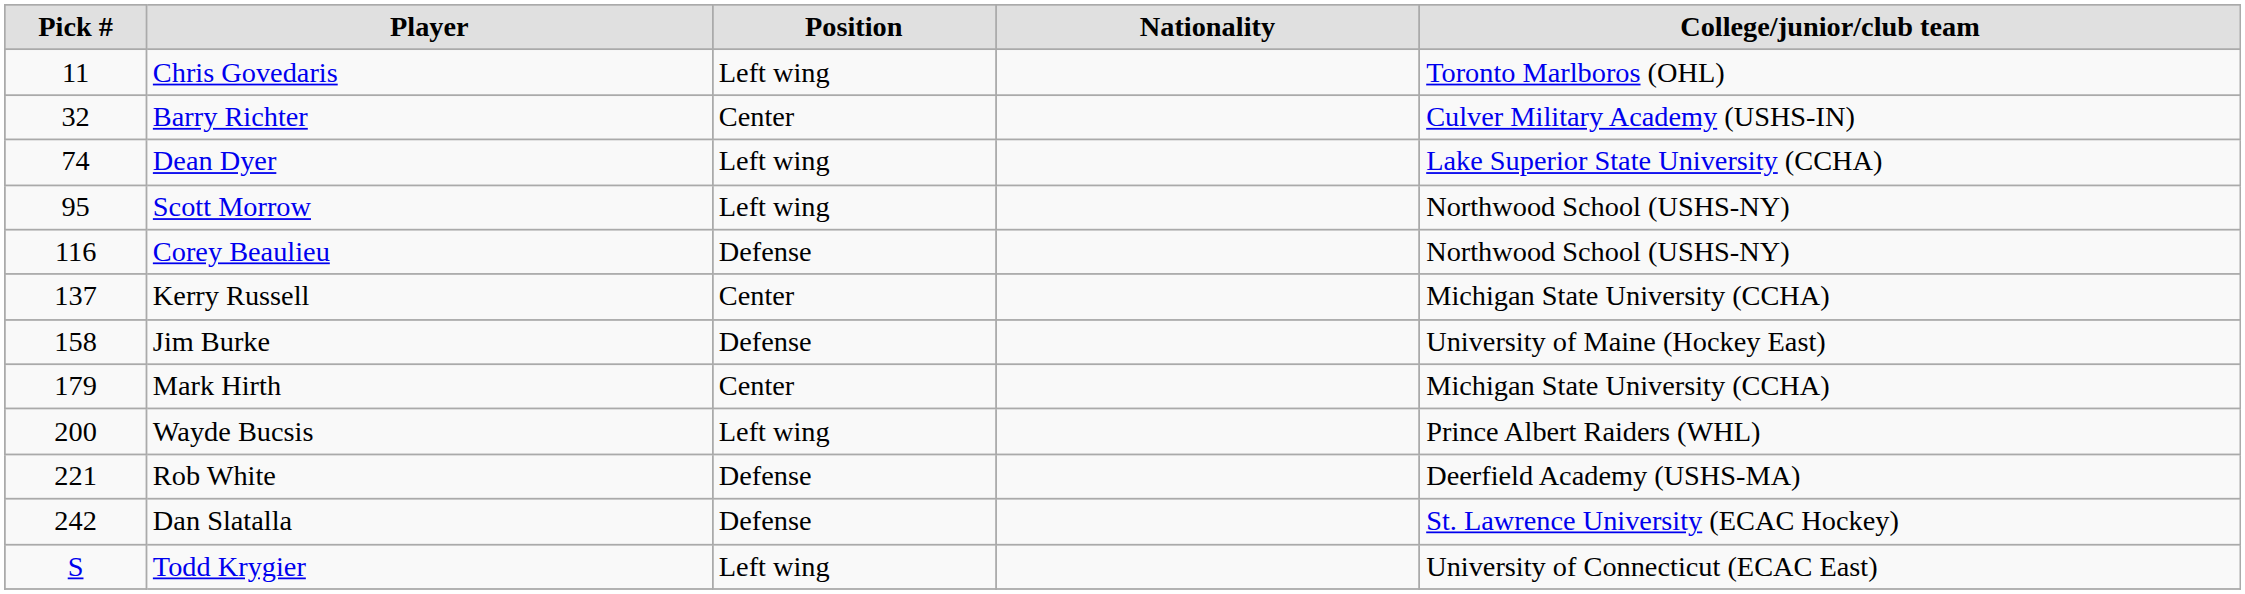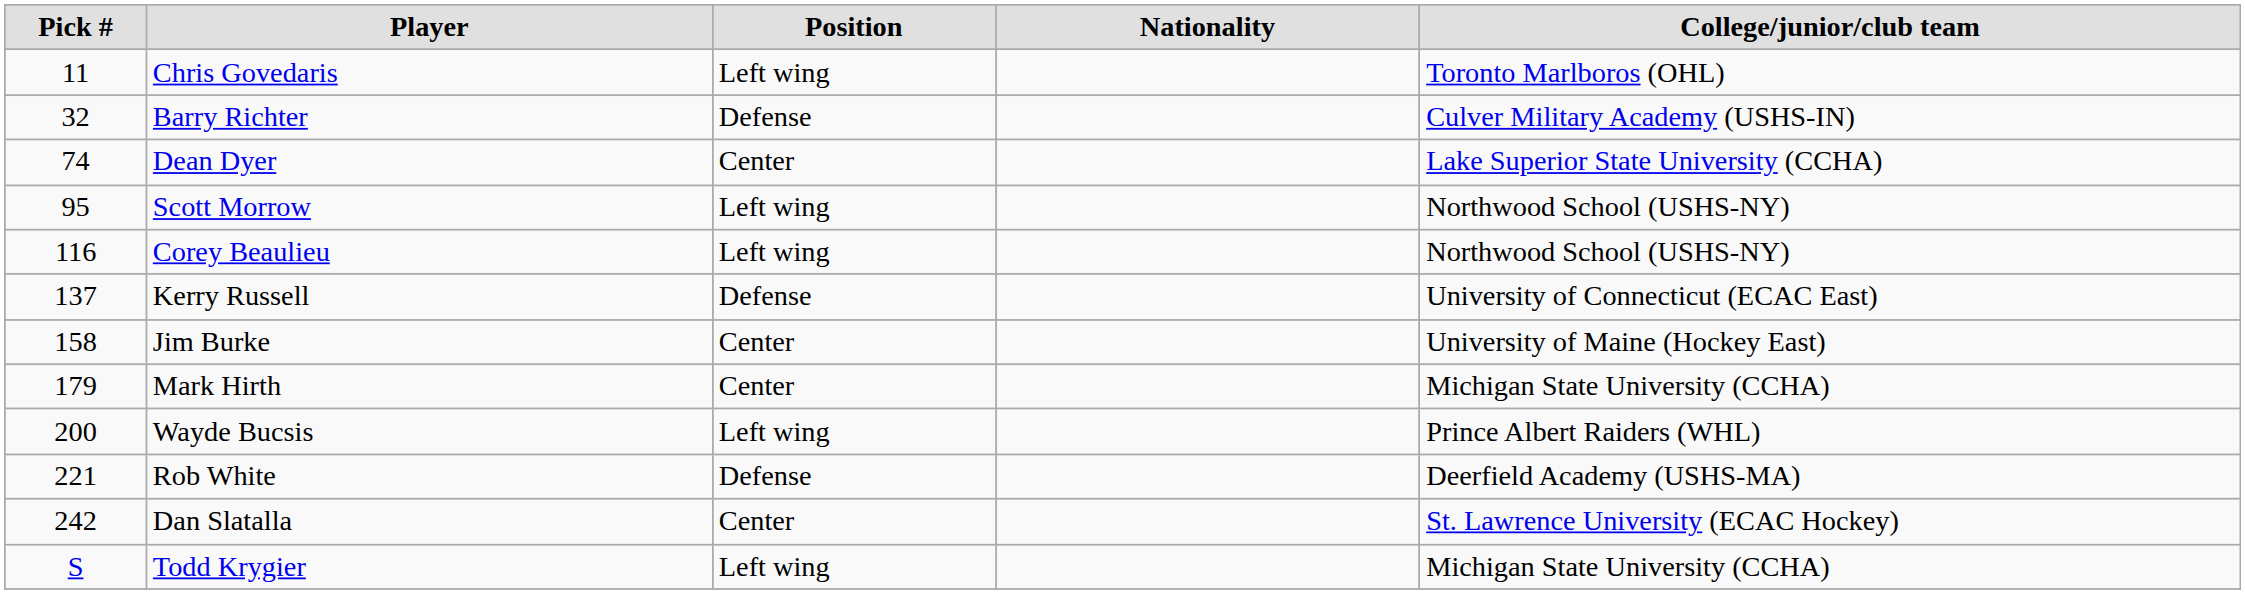(757, 116) Center -> (765, 116) Defense
(774, 161) Left wing -> (757, 161) Center
(765, 251) Defense -> (774, 251) Left wing
(757, 296) Center -> (765, 296) Defense
(1628, 296) Michigan State University (CCHA) -> (1652, 296) University of Connecticut (ECAC East)
(765, 341) Defense -> (757, 341) Center
(765, 521) Defense -> (757, 521) Center
(1652, 565) University of Connecticut (ECAC East) -> (1628, 565) Michigan State University (CCHA)
